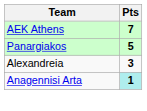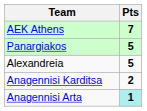(131, 64) 3 -> (131, 64) 5
+ row: (54, 81)
